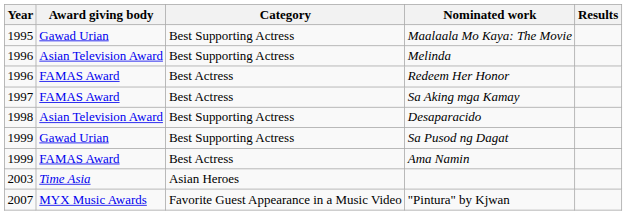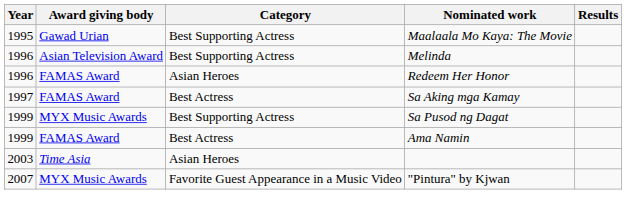(201, 76) Best Actress -> (204, 76) Asian Heroes
- row: (445, 117)
(74, 138) Gawad Urian -> (93, 117) MYX Music Awards
